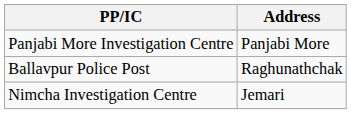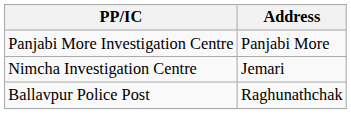rows swapped: (79, 69) <-> (103, 95)
